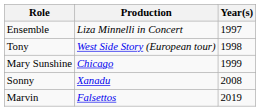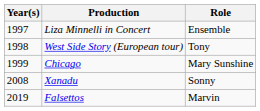columns swapped: (237, 13) <-> (39, 13)
